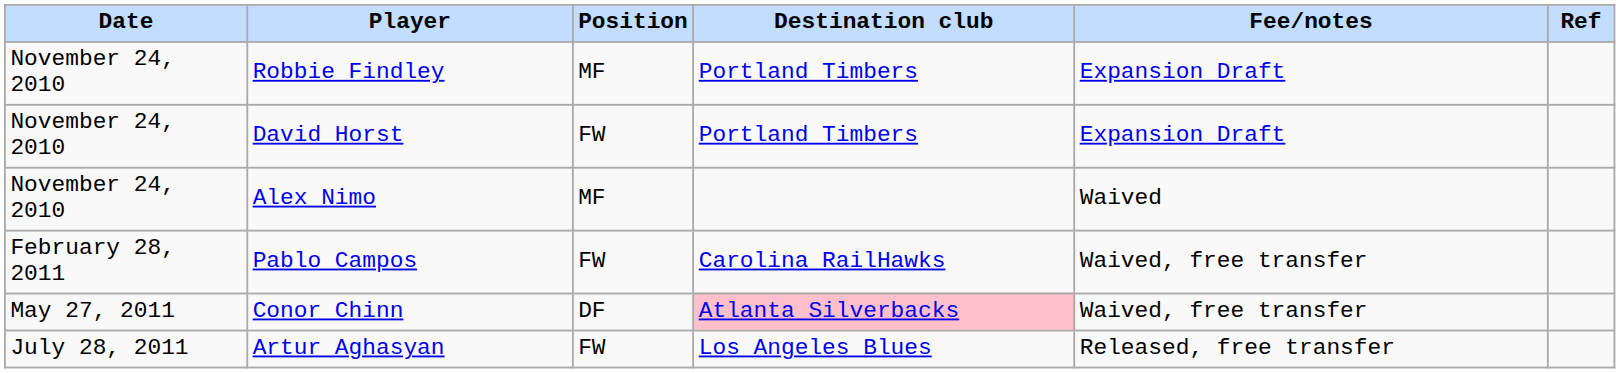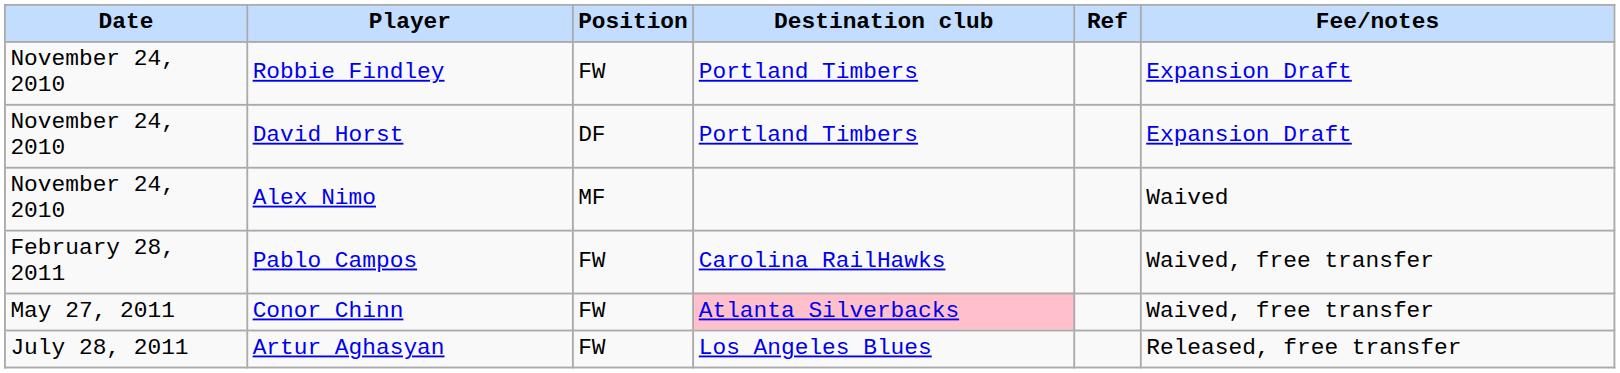columns swapped: (1311, 24) <-> (1581, 24)
(592, 74) MF -> (592, 74) FW
(592, 136) FW -> (592, 136) DF
(592, 312) DF -> (592, 312) FW
